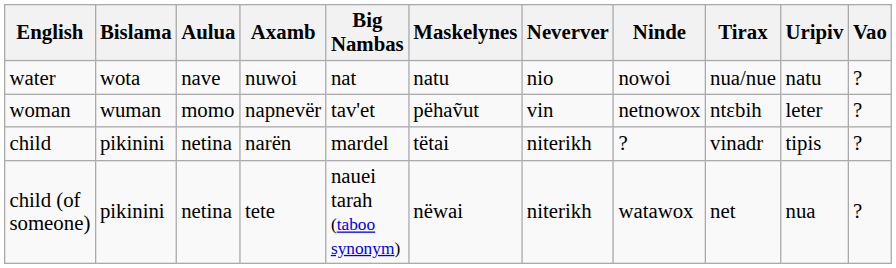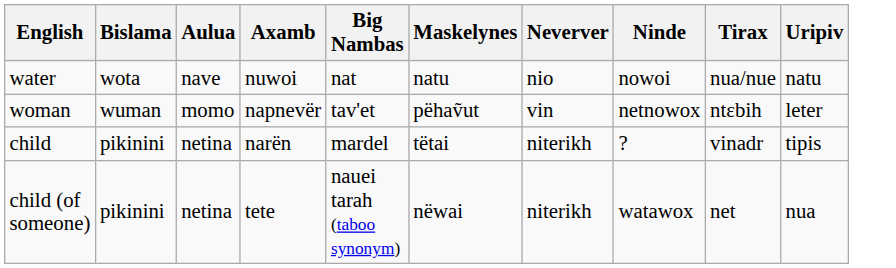- column: (870, 32)
